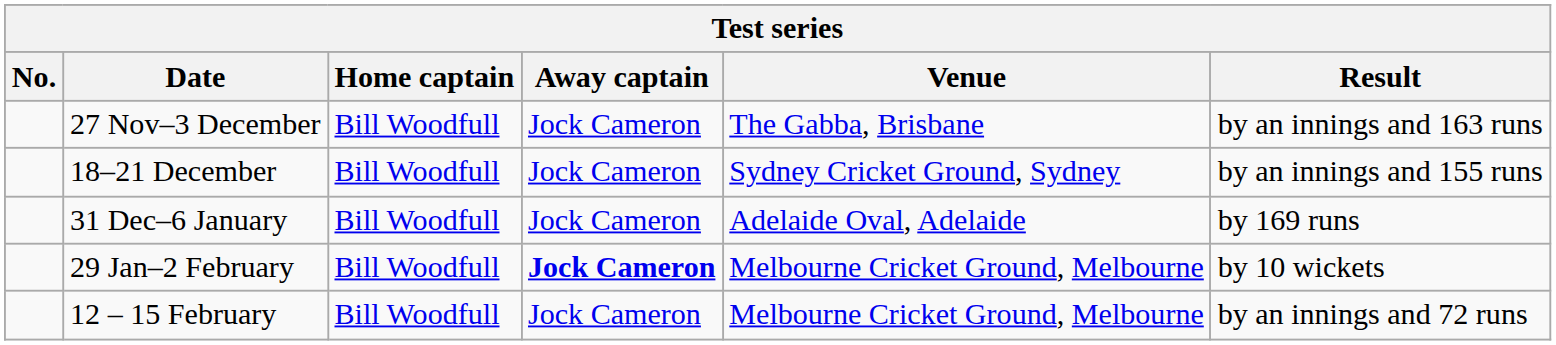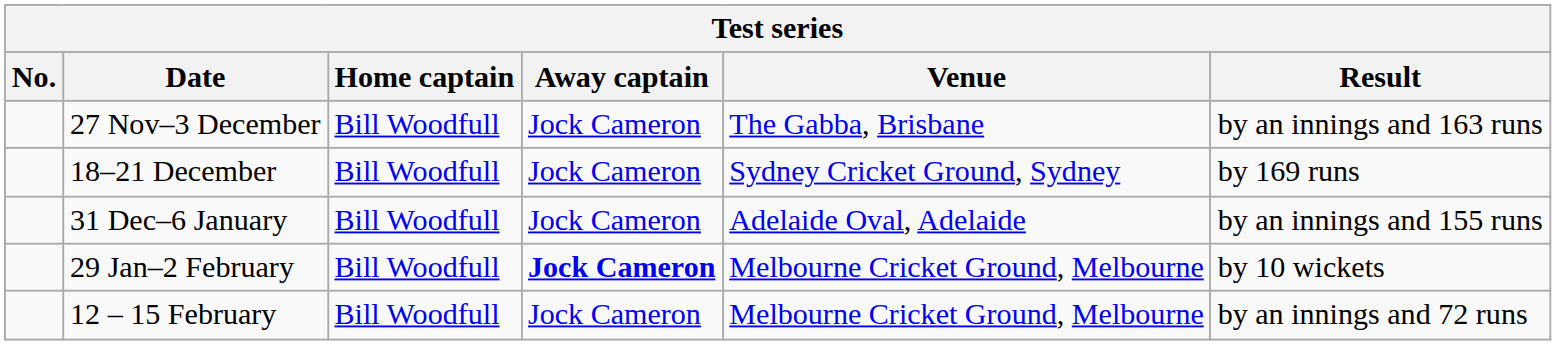(1380, 171) by an innings and 155 runs -> (1289, 171) by 169 runs
(1289, 219) by 169 runs -> (1380, 219) by an innings and 155 runs
